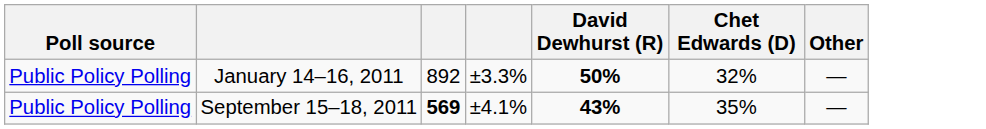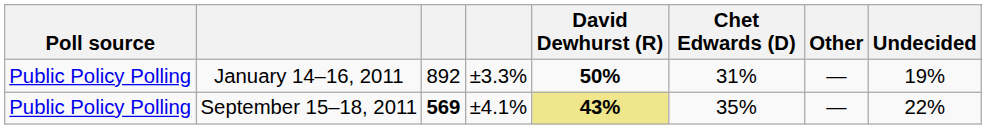+ column: (925, 43)
(736, 75) 32% -> (736, 75) 31%
(600, 107) no background -> (600, 107) khaki background
